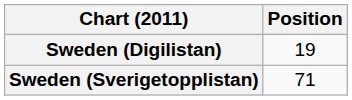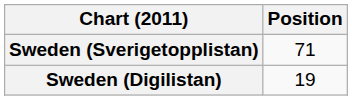rows swapped: (134, 79) <-> (134, 49)
